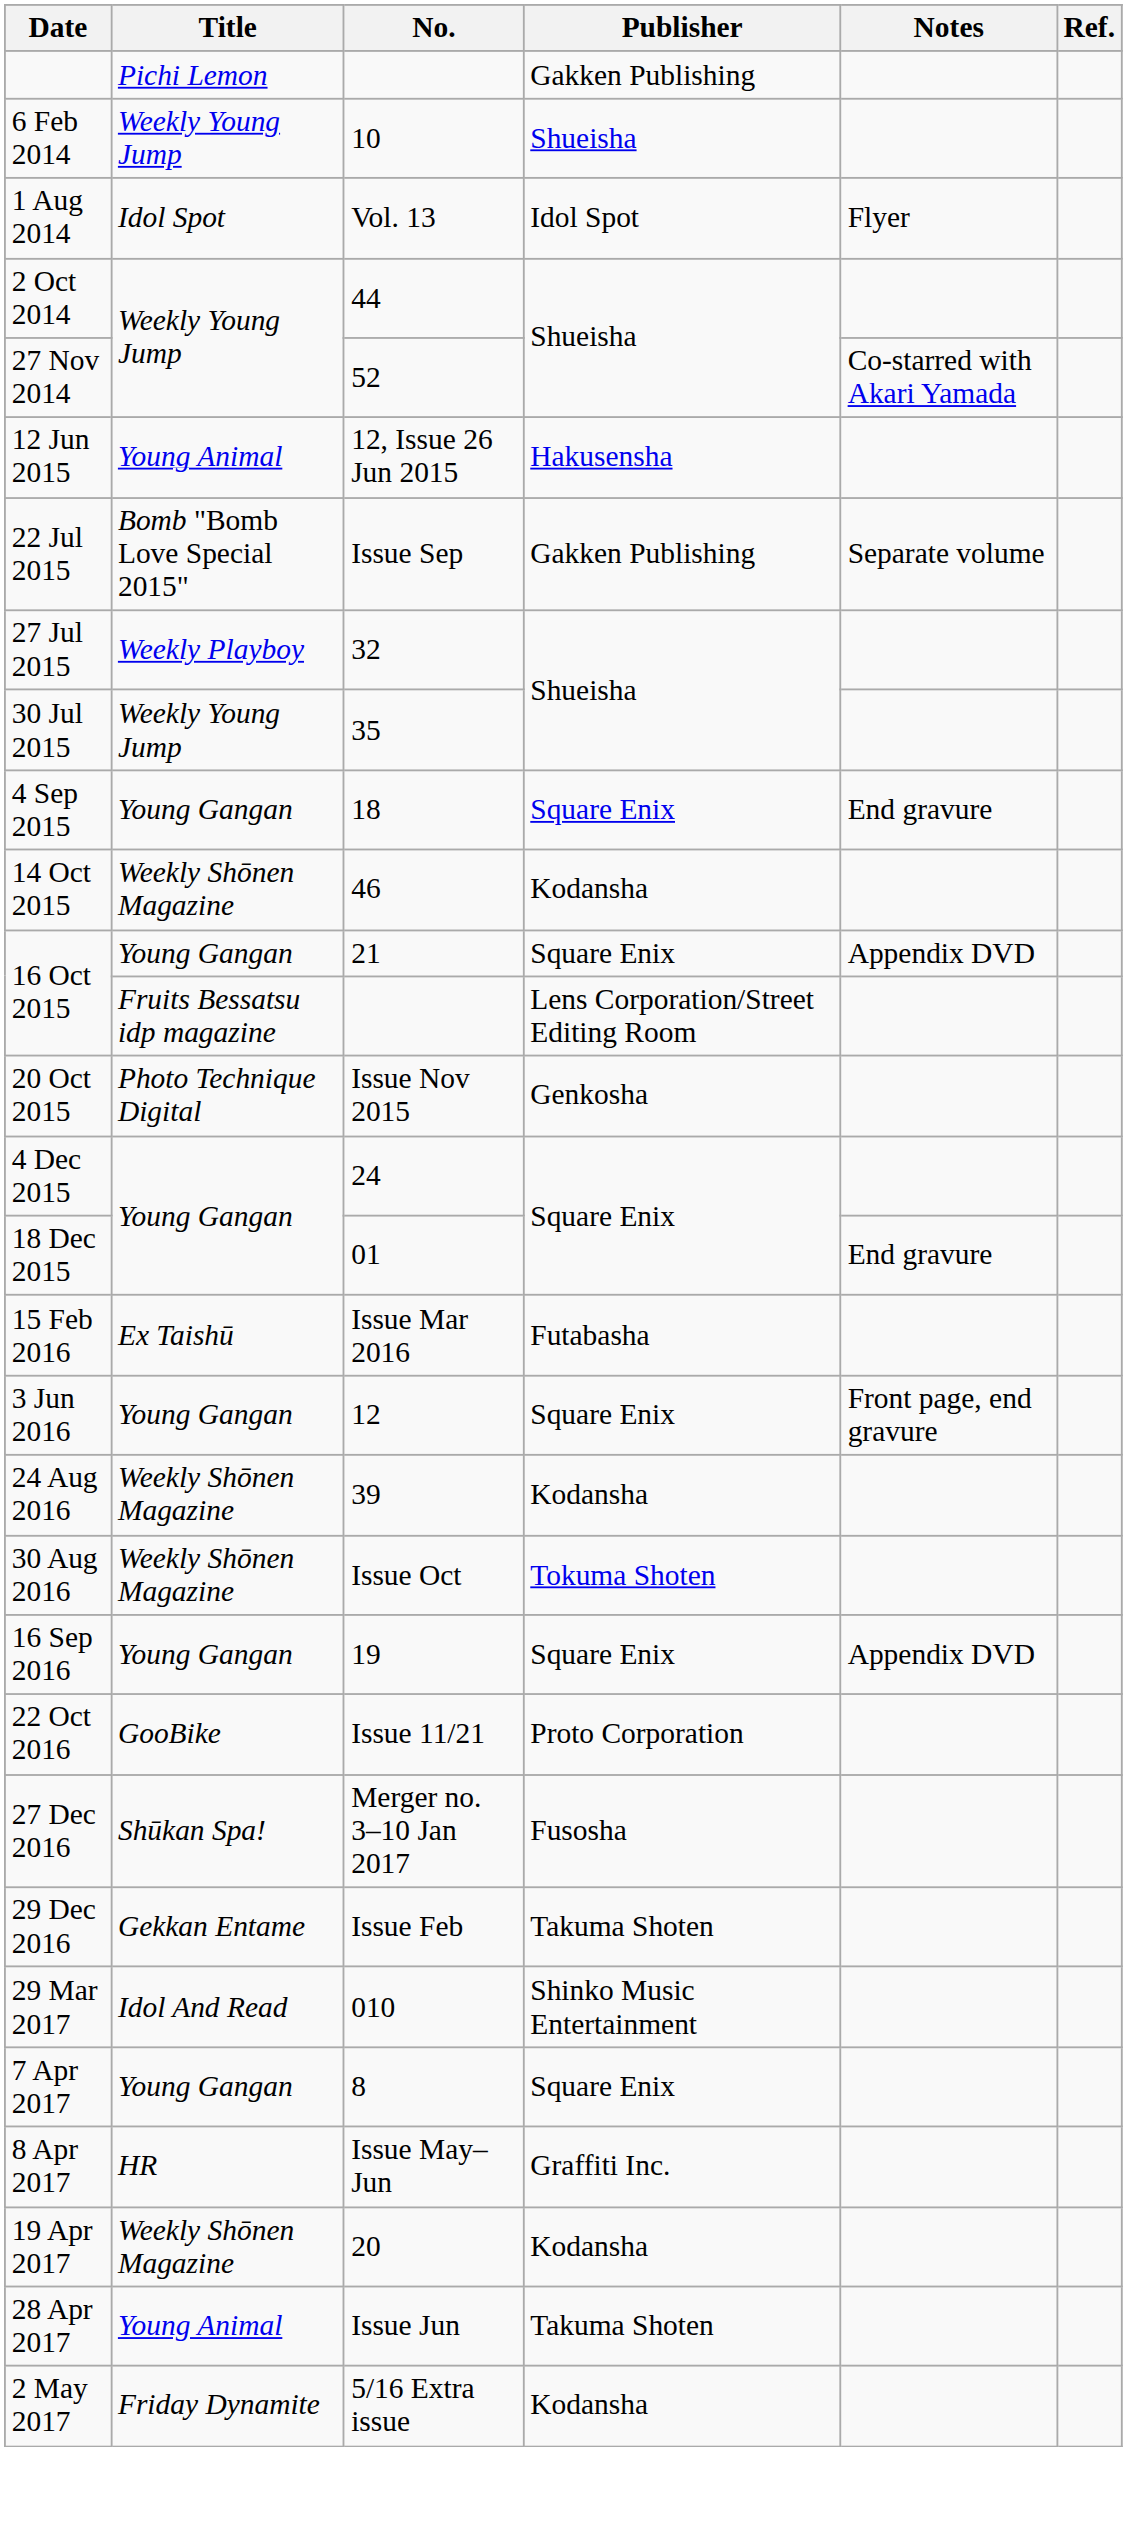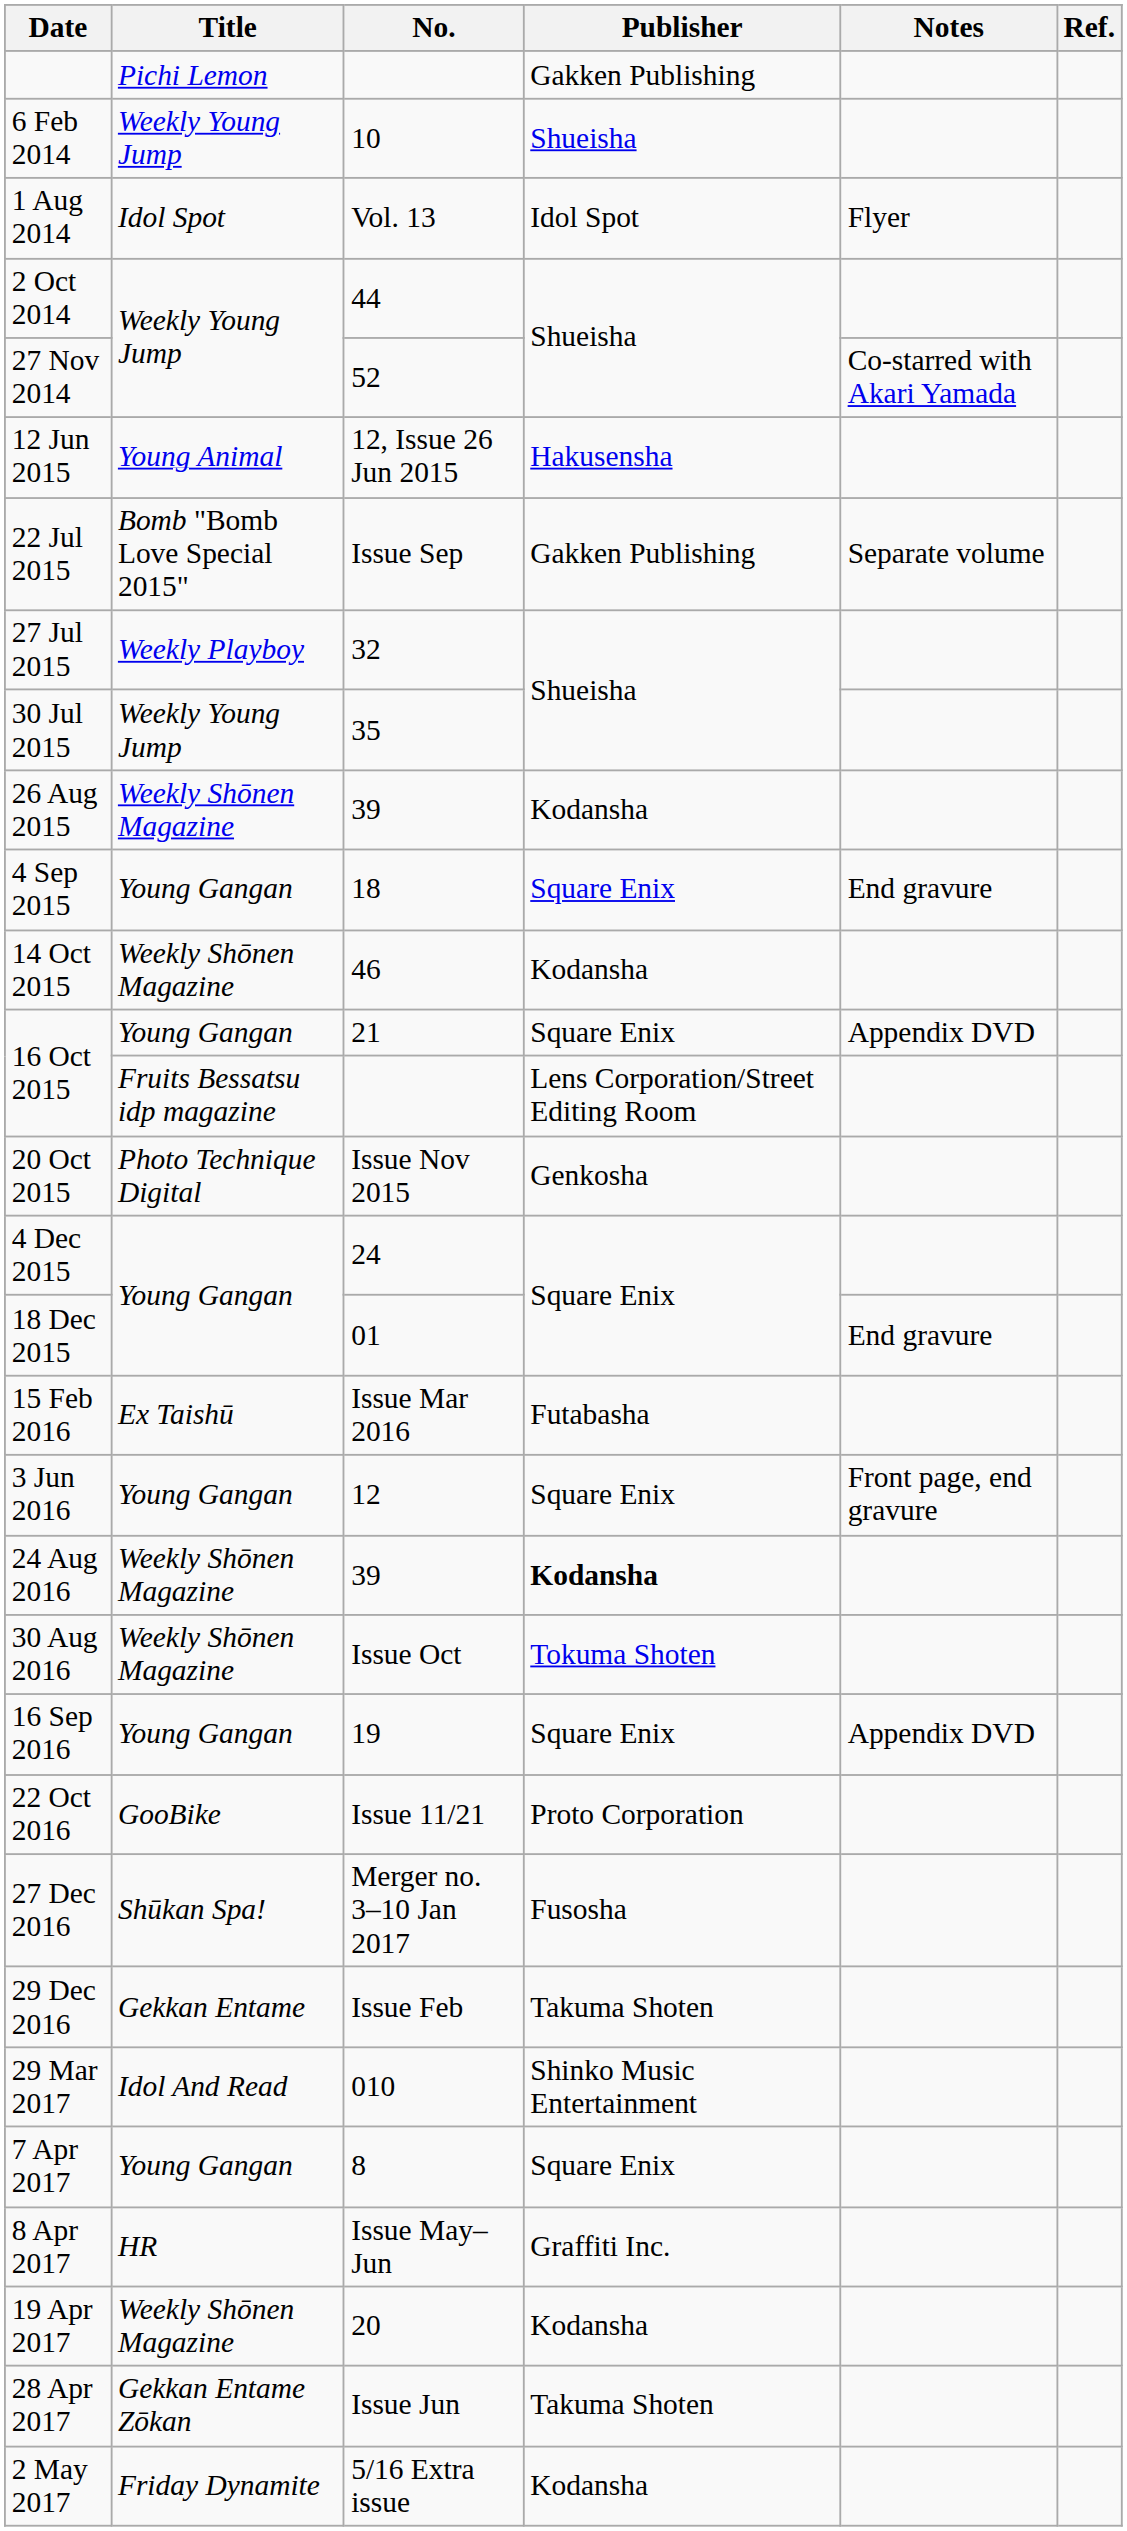+ row: (55, 809)
(589, 1494) normal -> (594, 1574) bold
(200, 2325) Young Animal -> (212, 2405) Gekkan Entame Zōkan
